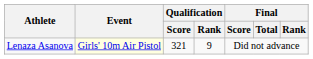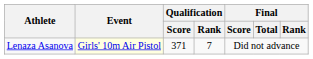(179, 46) 321 -> (179, 46) 371
(209, 46) 9 -> (209, 46) 7
